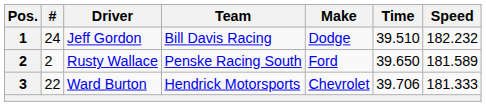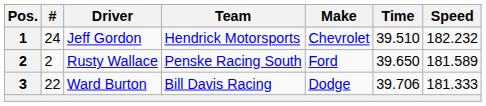(218, 39) Bill Davis Racing -> (232, 39) Hendrick Motorsports
(329, 39) Dodge -> (339, 39) Chevrolet
(232, 84) Hendrick Motorsports -> (218, 84) Bill Davis Racing
(339, 84) Chevrolet -> (329, 84) Dodge
